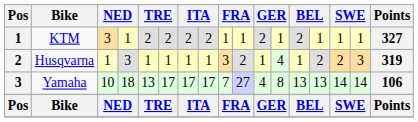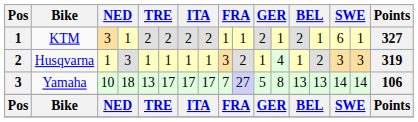(340, 38) 1 -> (340, 38) 6
(340, 60) 2 -> (340, 60) 3
(262, 83) 4 -> (262, 83) 5
